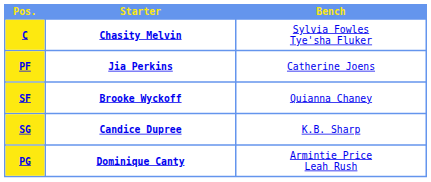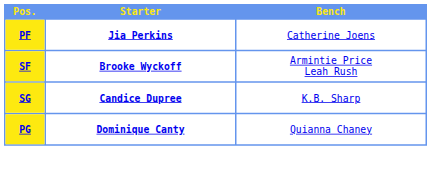- row: (25, 35)
(331, 98) Quianna Chaney -> (331, 66) Armintie Price Leah Rush
(331, 161) Armintie Price Leah Rush -> (331, 129) Quianna Chaney
